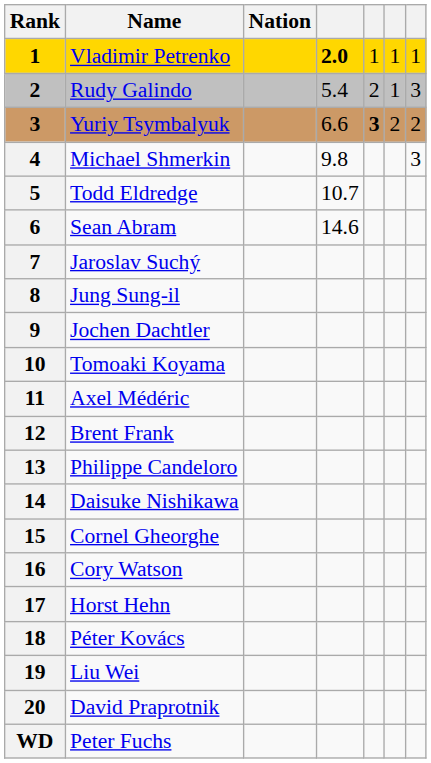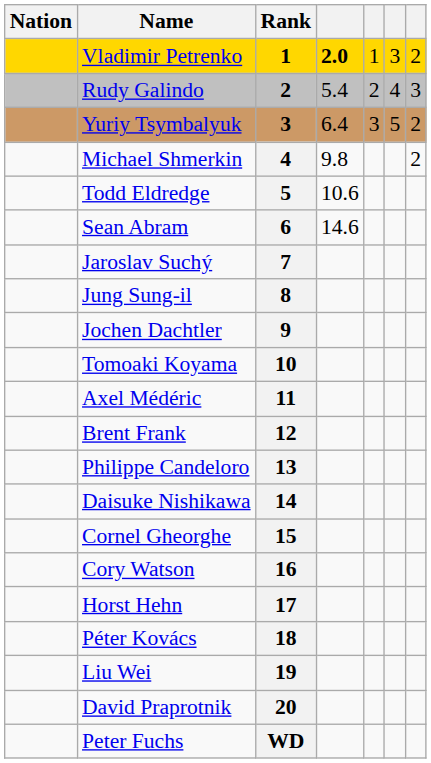columns swapped: (35, 21) <-> (280, 21)
(395, 55) 1 -> (395, 55) 3
(416, 55) 1 -> (416, 55) 2
(395, 90) 1 -> (395, 90) 4
(334, 124) 6.6 -> (334, 124) 6.4
(374, 124) bold -> (374, 124) normal
(395, 124) 2 -> (395, 124) 5
(416, 158) 3 -> (416, 158) 2
(340, 192) 10.7 -> (340, 192) 10.6
